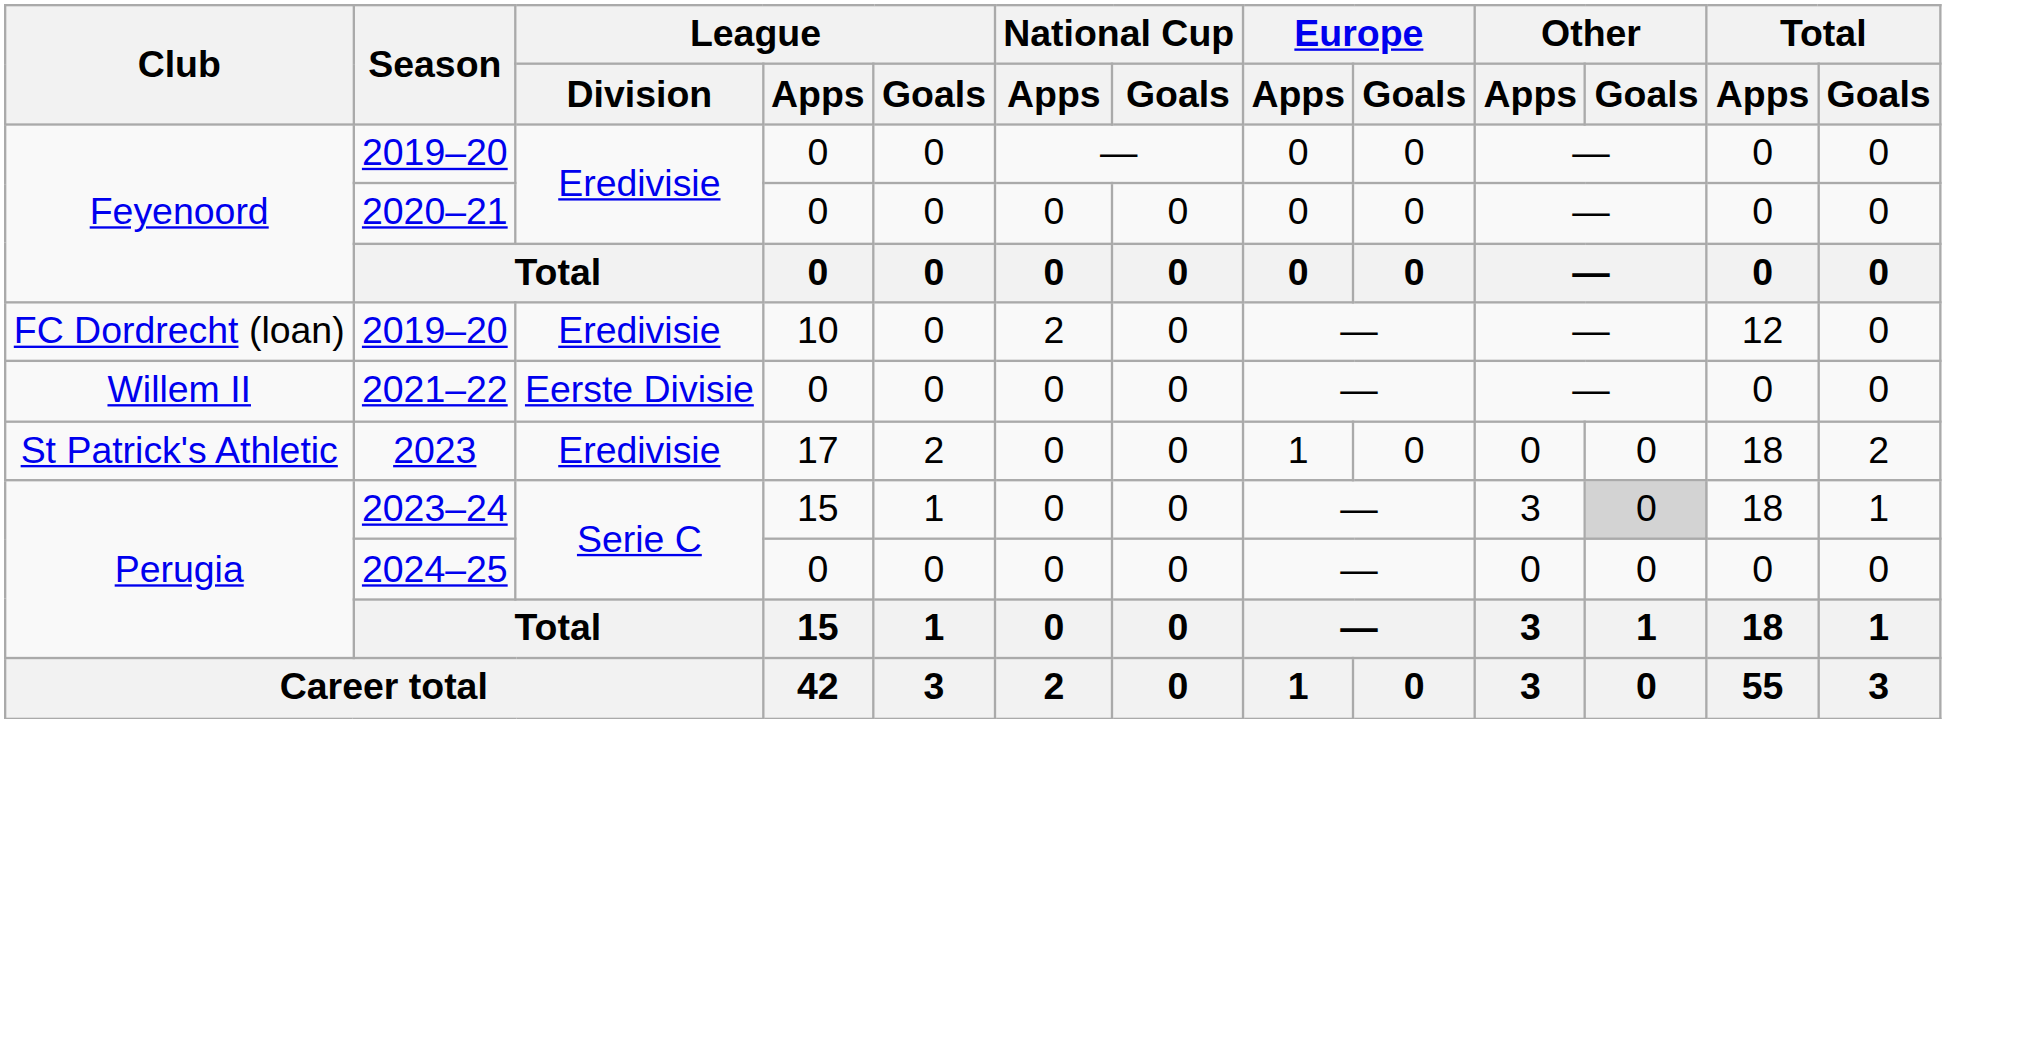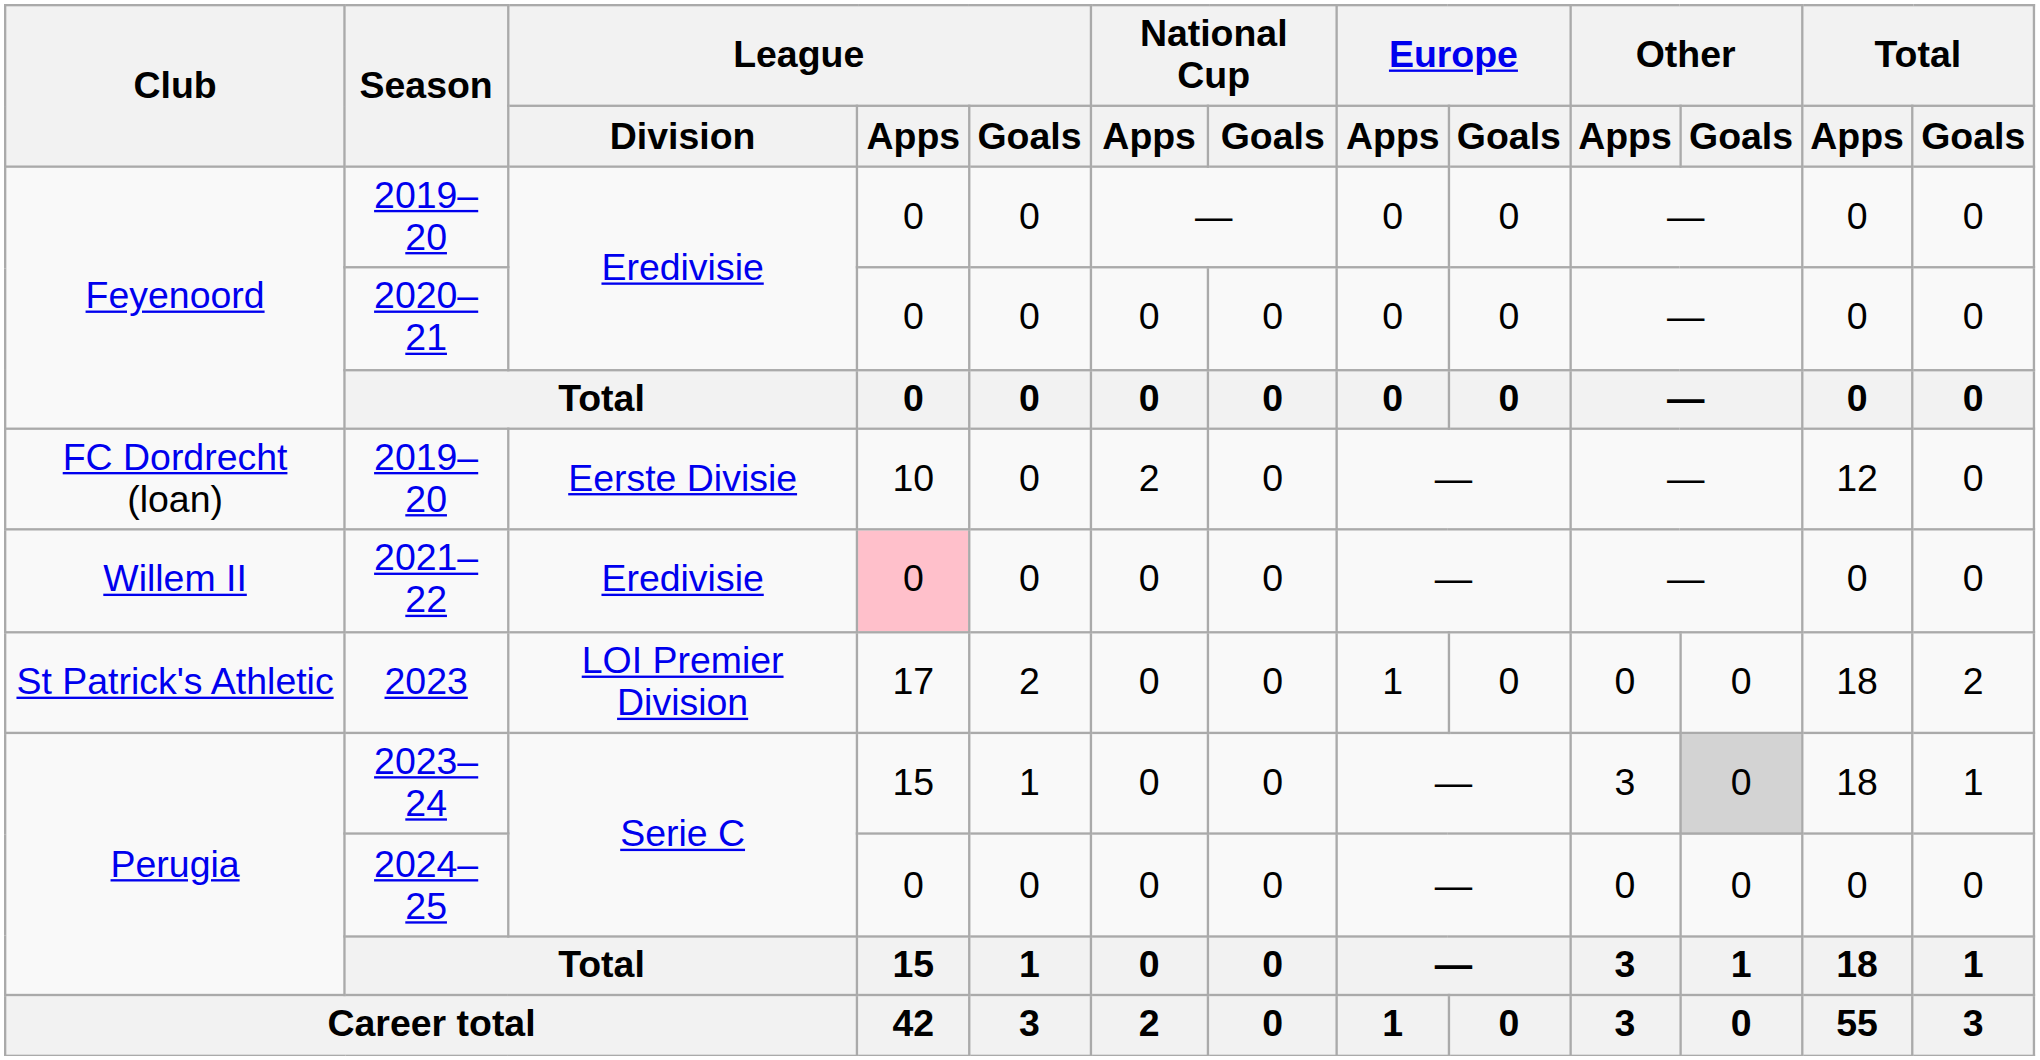(639, 331) Eredivisie -> (683, 478) Eerste Divisie
(639, 390) Eerste Divisie -> (683, 579) Eredivisie
(818, 390) no background -> (913, 579) pink background
(639, 449) Eredivisie -> (683, 681) LOI Premier Division
